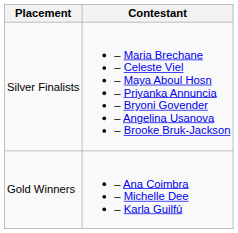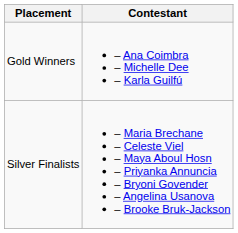rows swapped: (41, 190) <-> (43, 87)
